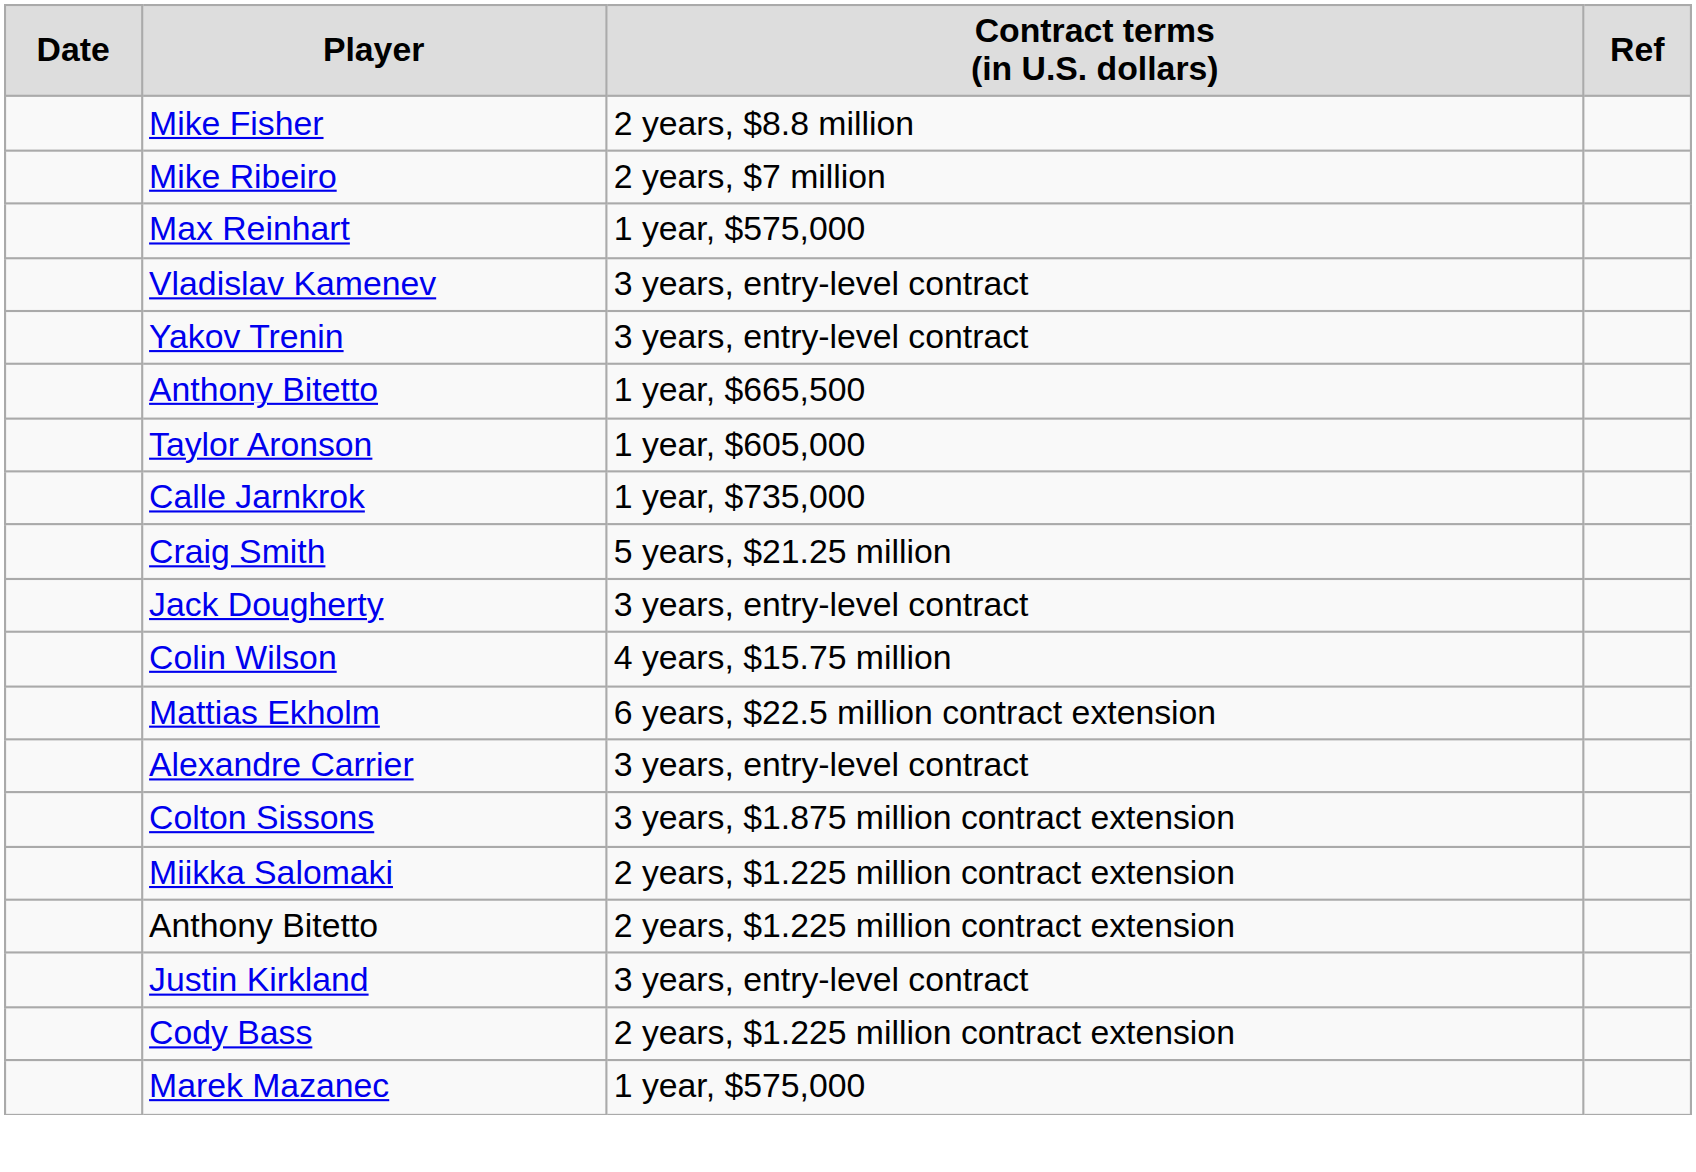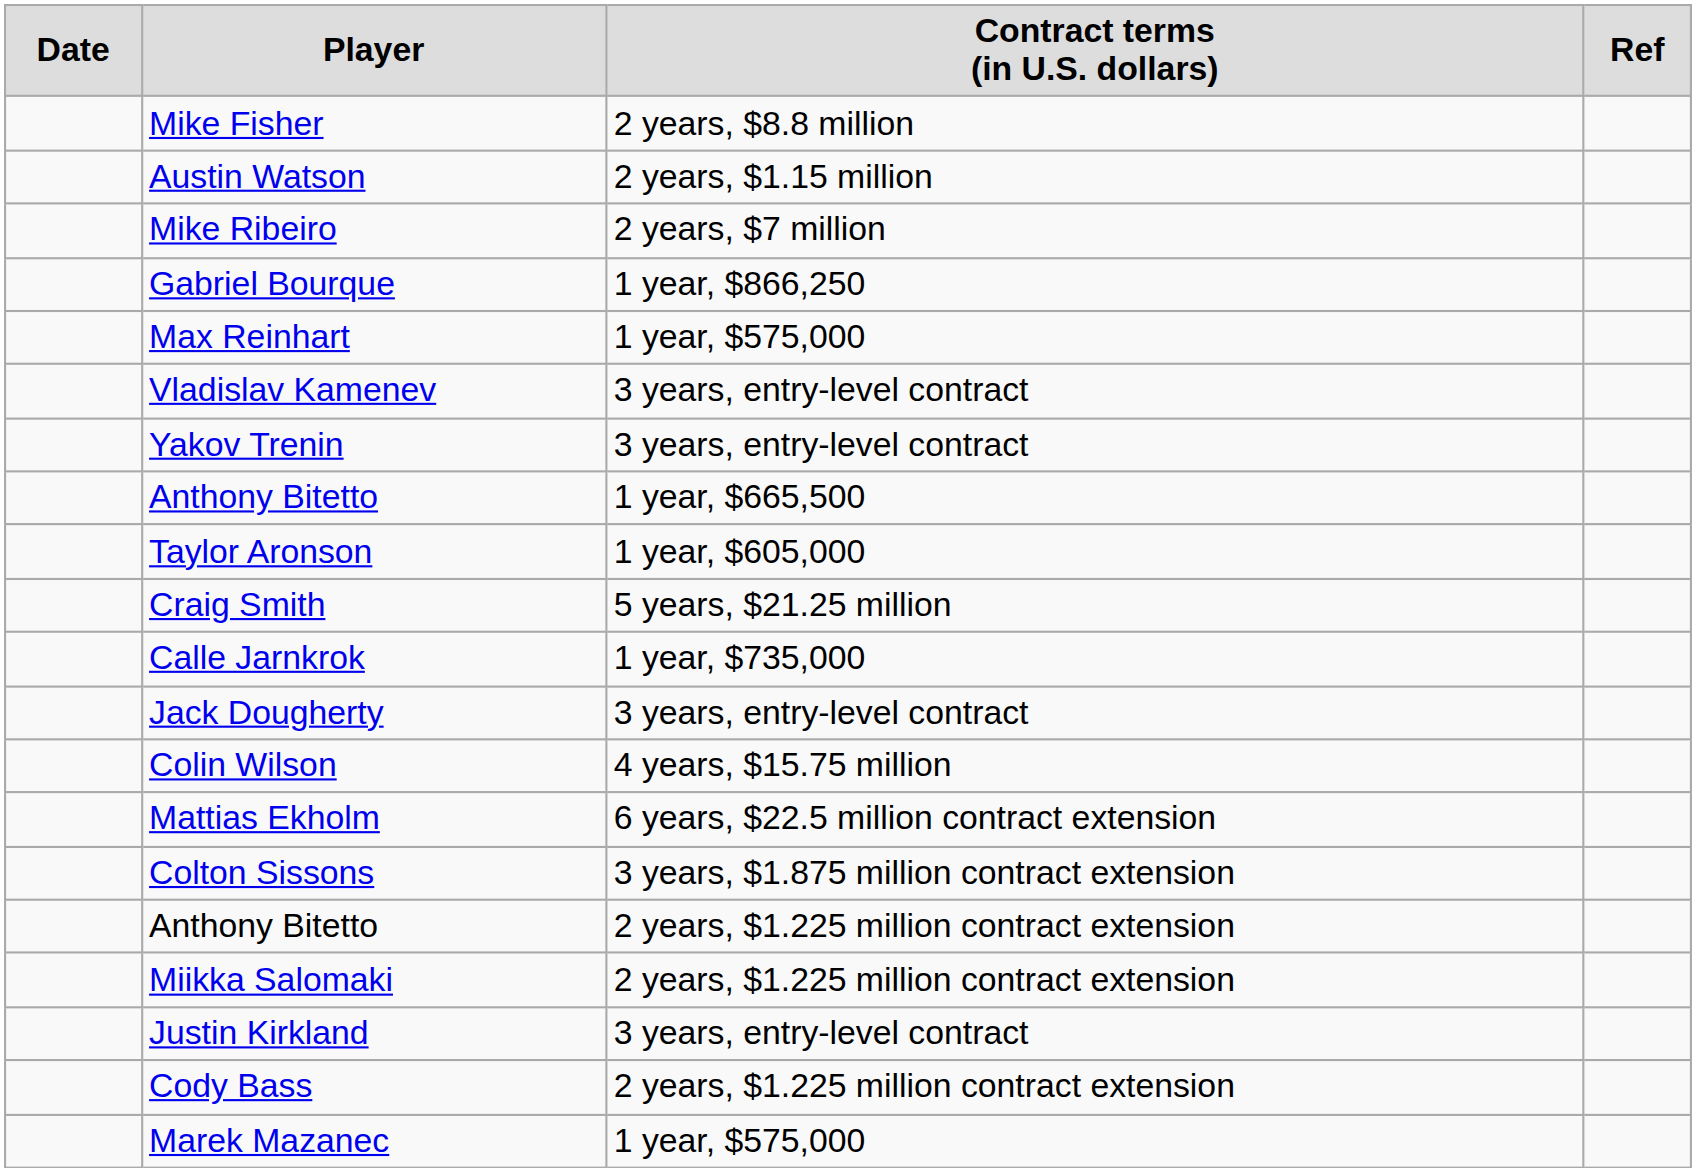+ row: (257, 176)
+ row: (272, 283)
rows swapped: (257, 497) <-> (237, 551)
- row: (281, 765)
rows swapped: (264, 925) <-> (271, 872)
